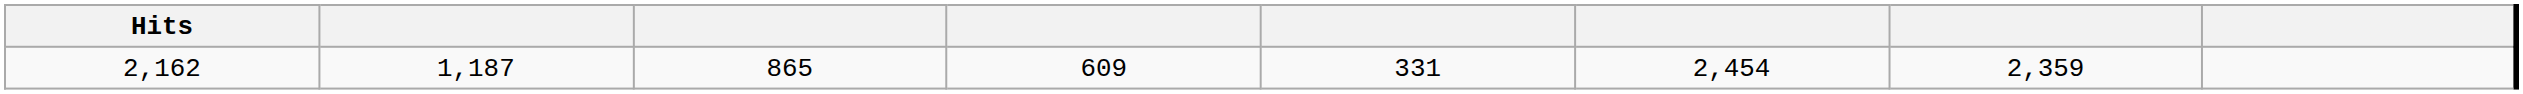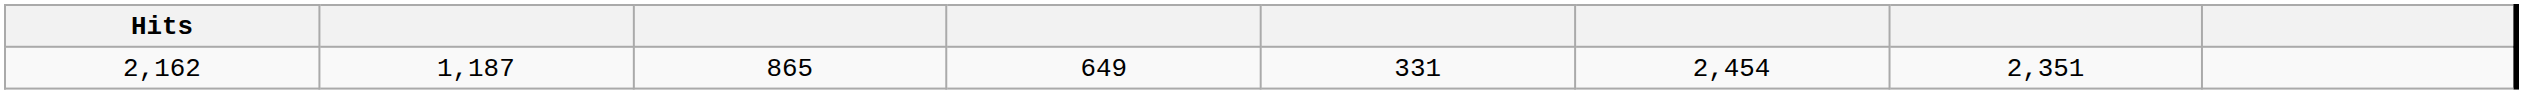(1104, 68) 609 -> (1104, 68) 649
(2045, 68) 2,359 -> (2045, 68) 2,351
